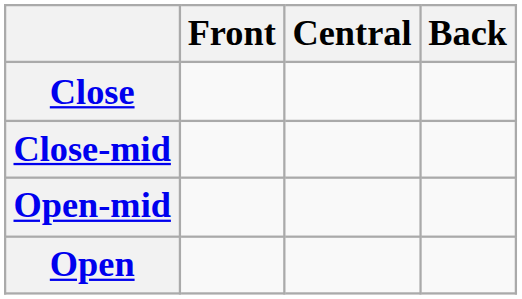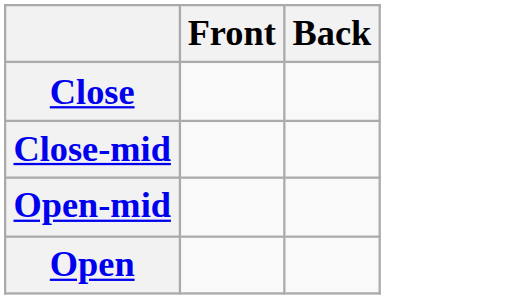- column: (352, 33)
